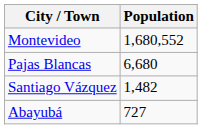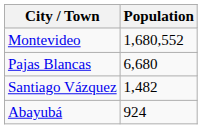(135, 111) 727 -> (135, 111) 924
